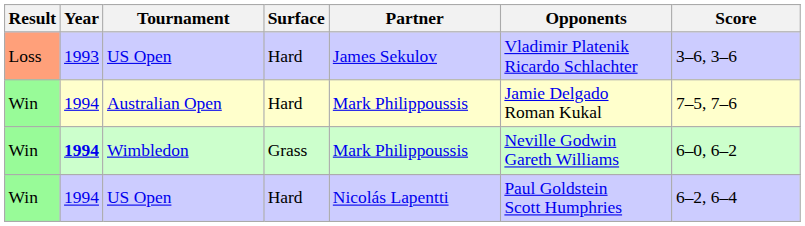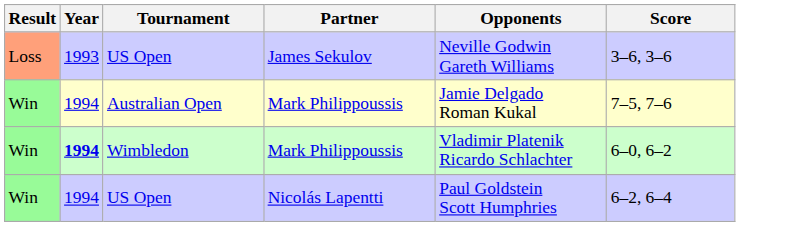- column: (296, 18)
(571, 55) Vladimir Platenik Ricardo Schlachter -> (497, 55) Neville Godwin Gareth Williams
(562, 150) Neville Godwin Gareth Williams -> (506, 150) Vladimir Platenik Ricardo Schlachter
